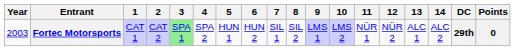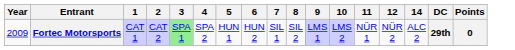- column: (417, 12)
(17, 32) 2003 -> (17, 32) 2009
